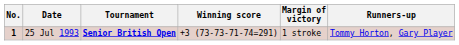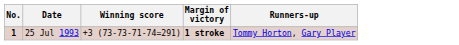- column: (129, 16)
(302, 34) normal -> (204, 34) bold
